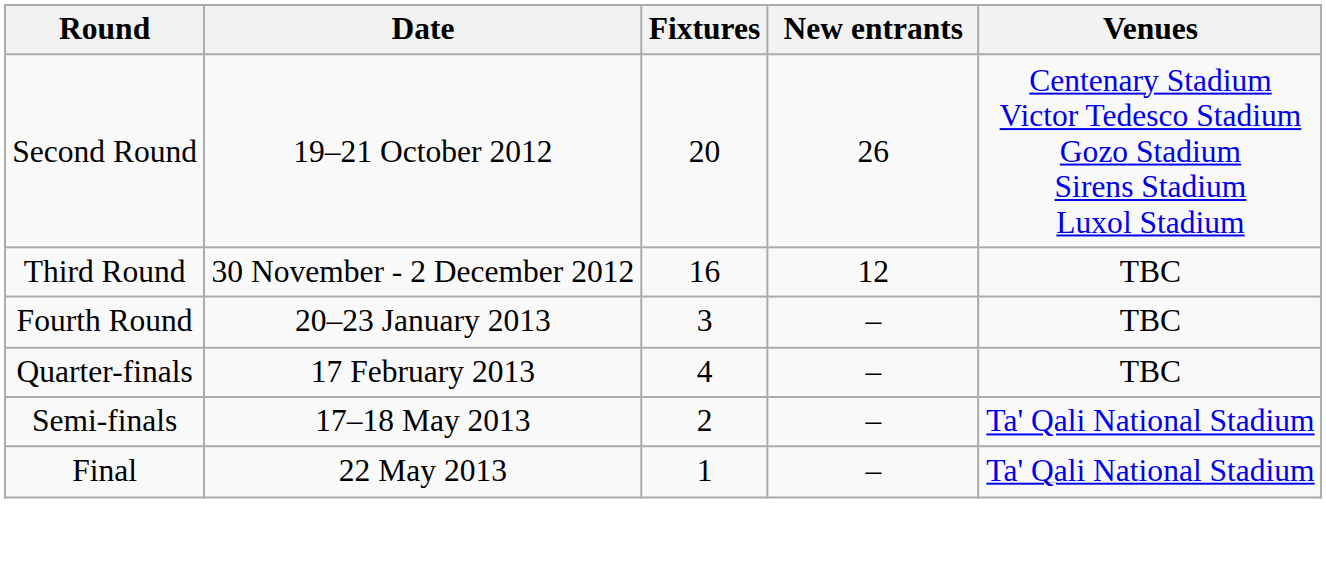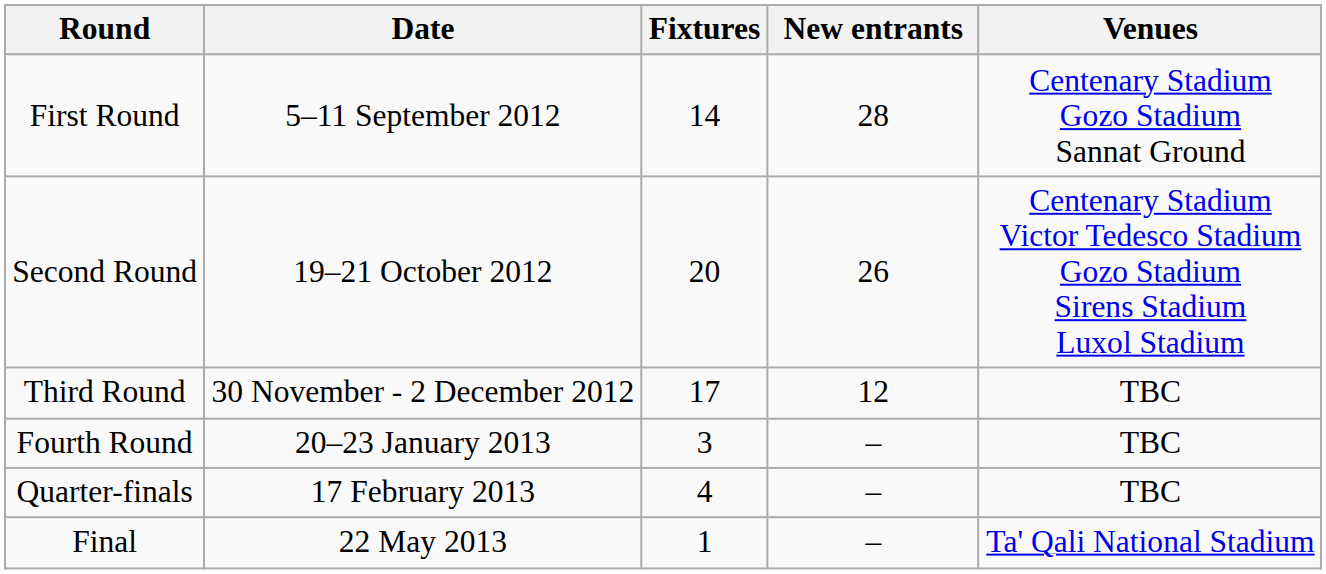+ row: (105, 114)
(705, 271) 16 -> (705, 392) 17
- row: (105, 421)
